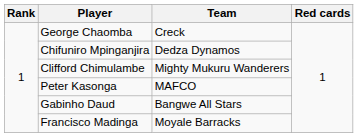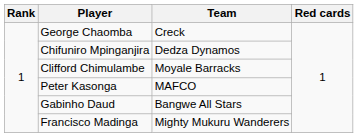(222, 68) Mighty Mukuru Wanderers -> (198, 68) Moyale Barracks
(198, 123) Moyale Barracks -> (222, 123) Mighty Mukuru Wanderers
